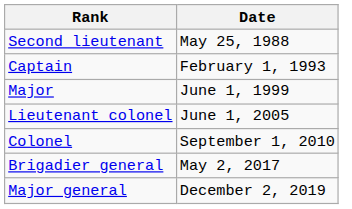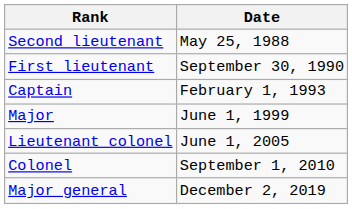+ row: (81, 67)
- row: (86, 166)
